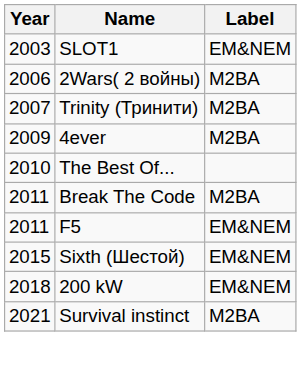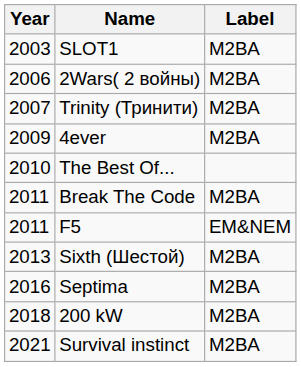(250, 49) EM&NEM -> (234, 49) M2BA
(30, 256) 2015 -> (30, 256) 2013
(250, 256) EM&NEM -> (234, 256) M2BA
+ row: (94, 286)
(250, 286) EM&NEM -> (234, 316) M2BA
